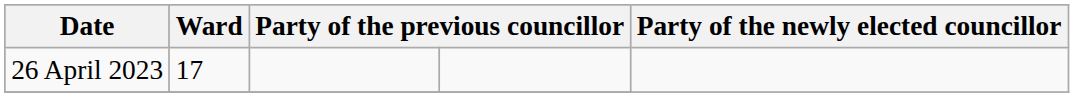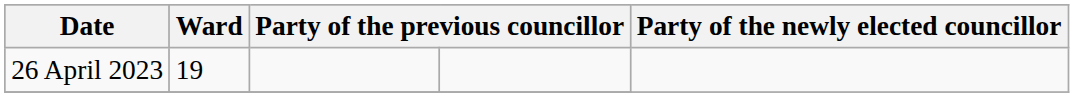(189, 69) 17 -> (189, 69) 19
